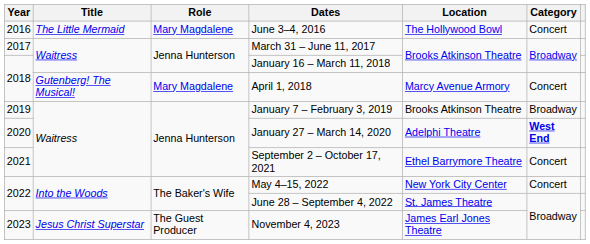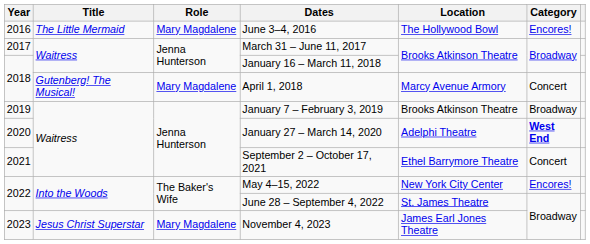(548, 30) Concert -> (550, 30) Encores!
(548, 185) Concert -> (550, 185) Encores!
(178, 225) The Guest Producer -> (196, 225) Mary Magdalene
